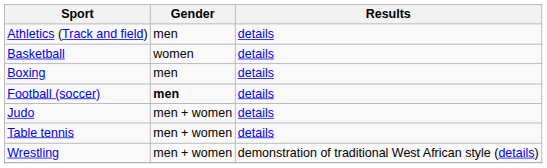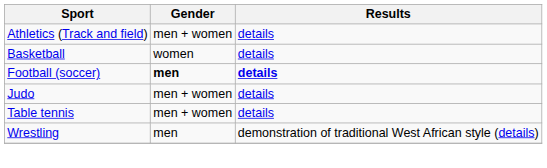(165, 34) men -> (193, 34) men + women
- row: (26, 73)
(256, 93) normal -> (258, 73) bold
(193, 152) men + women -> (165, 133) men
